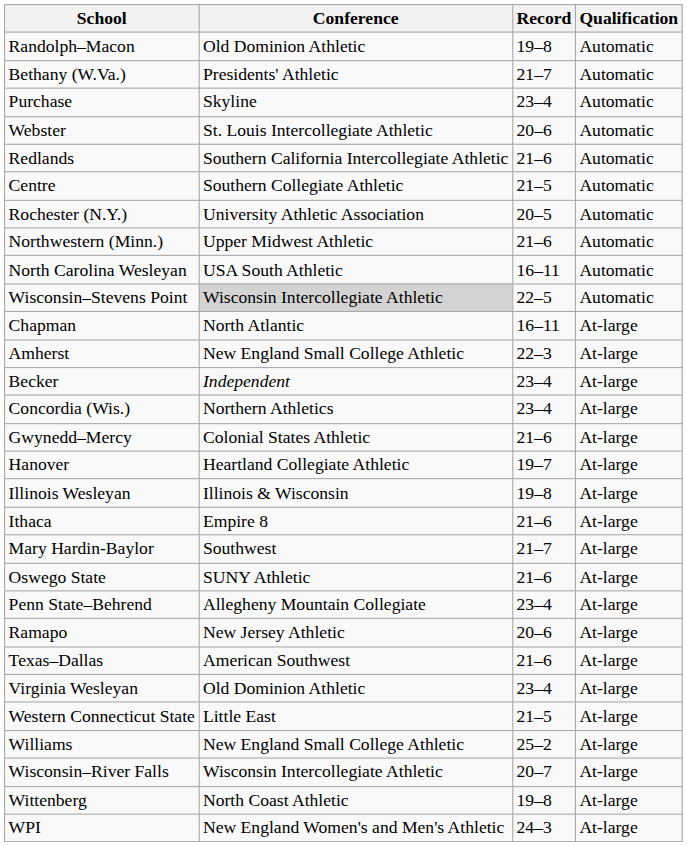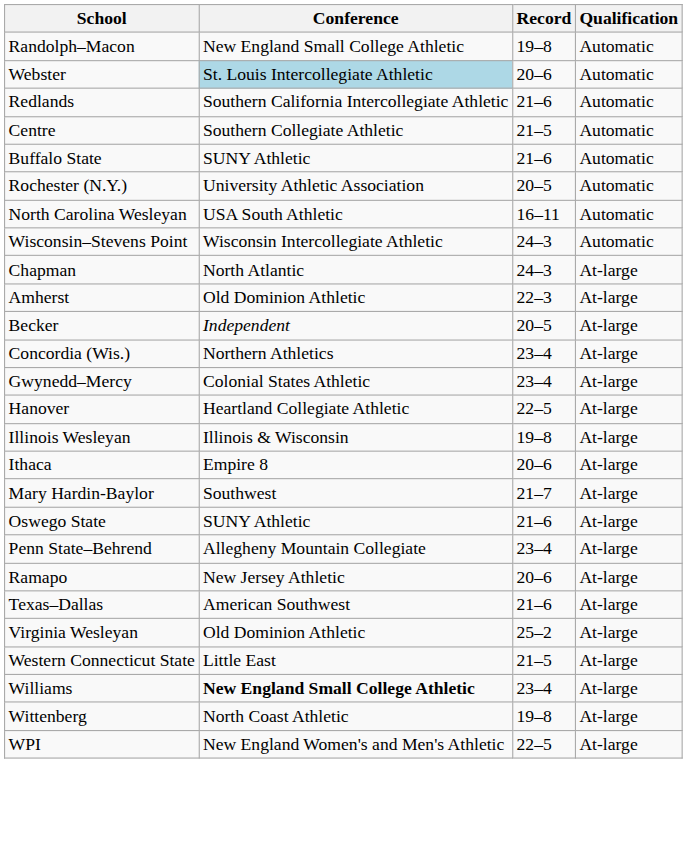(284, 46) Old Dominion Athletic -> (333, 46) New England Small College Athletic
- row: (67, 74)
- row: (40, 102)
(318, 130) no background -> (318, 74) lightblue background
+ row: (55, 158)
- row: (86, 241)
(323, 297) lightgrey background -> (323, 241) no background
(534, 297) 22–5 -> (534, 241) 24–3
(538, 325) 16–11 -> (534, 269) 24–3
(333, 353) New England Small College Athletic -> (284, 297) Old Dominion Athletic
(534, 381) 23–4 -> (534, 325) 20–5
(534, 437) 21–6 -> (534, 381) 23–4
(534, 465) 19–7 -> (534, 409) 22–5
(534, 520) 21–6 -> (534, 465) 20–6
(534, 688) 23–4 -> (534, 632) 25–2
(333, 744) normal -> (339, 688) bold
(534, 744) 25–2 -> (534, 688) 23–4
- row: (89, 772)
(534, 827) 24–3 -> (534, 744) 22–5
